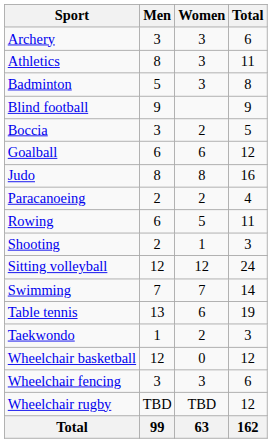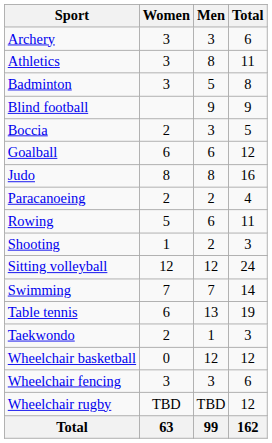columns swapped: (157, 15) <-> (202, 15)
